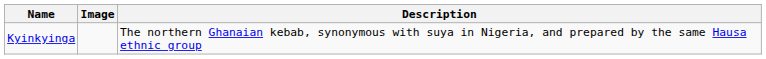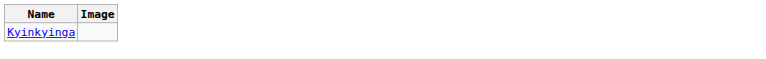- column: (439, 14)
